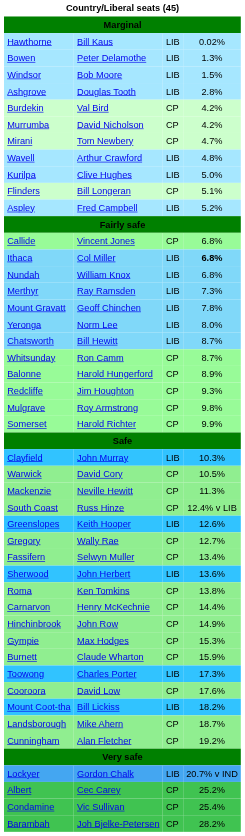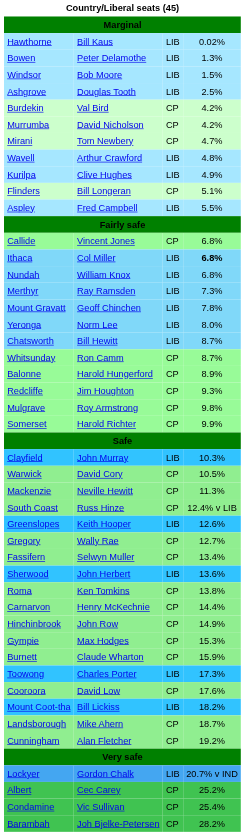(212, 91) 2.8% -> (212, 91) 2.5%
(212, 174) 5.0% -> (212, 174) 4.9%
(212, 208) 5.2% -> (212, 208) 5.5%
